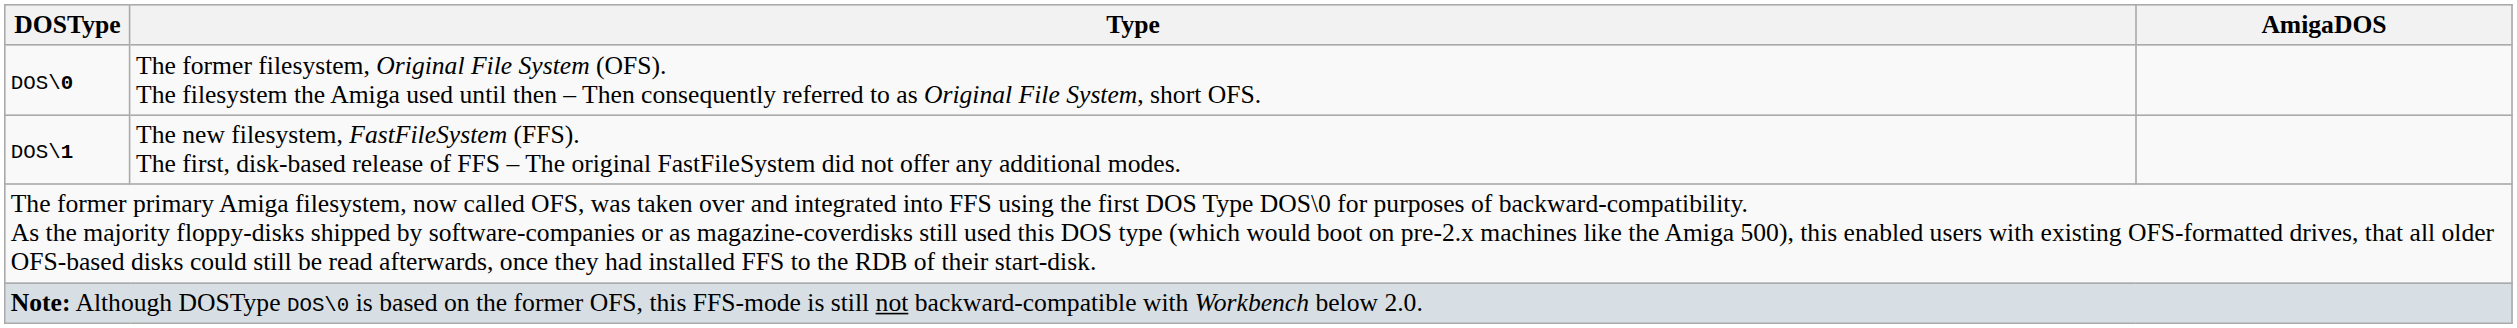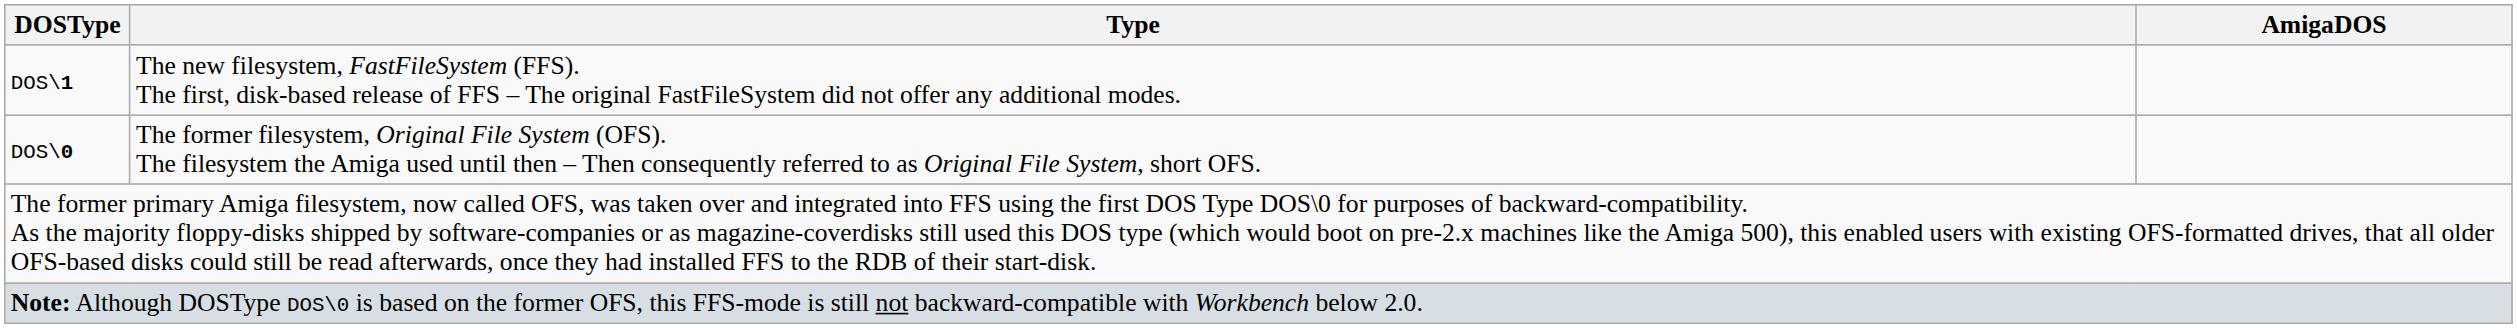rows swapped: (42, 82) <-> (42, 152)
